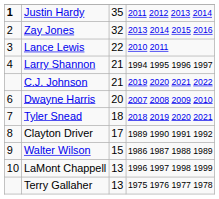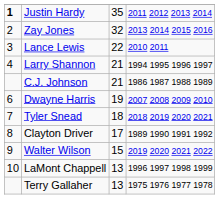(170, 82) 2019 2020 2021 2022 -> (170, 82) 1986 1987 1988 1989
(117, 99) 20 -> (117, 99) 19
(170, 151) 1986 1987 1988 1989 -> (170, 151) 2019 2020 2021 2022
